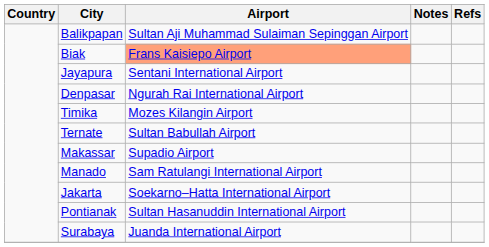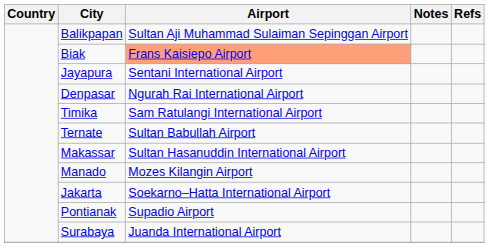(190, 113) Mozes Kilangin Airport -> (225, 113) Sam Ratulangi International Airport
(171, 152) Supadio Airport -> (237, 152) Sultan Hasanuddin International Airport
(225, 172) Sam Ratulangi International Airport -> (190, 172) Mozes Kilangin Airport
(237, 212) Sultan Hasanuddin International Airport -> (171, 212) Supadio Airport
